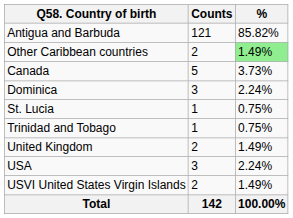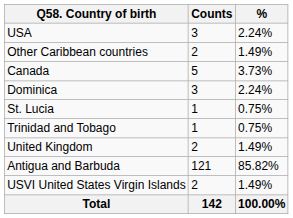rows swapped: (64, 33) <-> (19, 166)
(255, 52) lightgreen background -> (255, 52) no background
